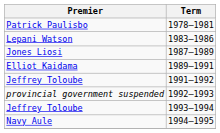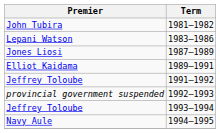- row: (191, 25)
+ row: (191, 25)
